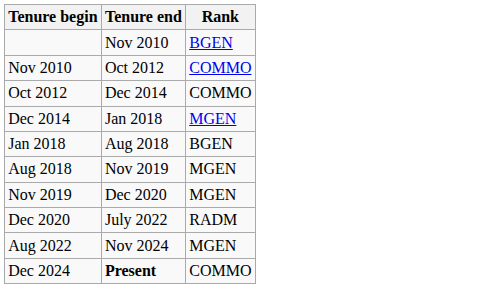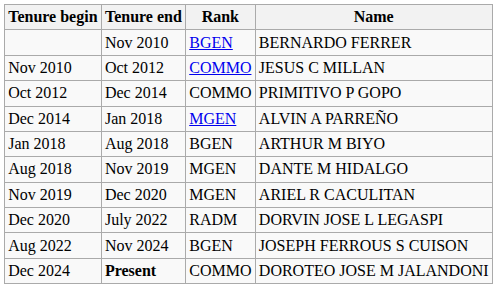+ column: (374, 17)
(213, 245) MGEN -> (211, 245) BGEN
